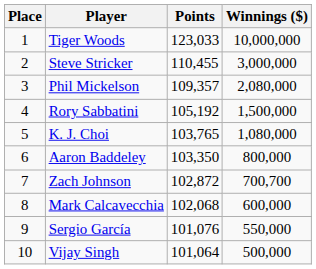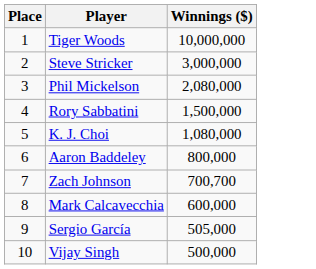- column: (195, 16)
(267, 228) 550,000 -> (212, 228) 505,000
